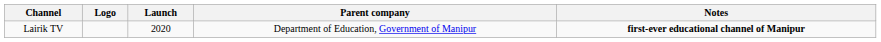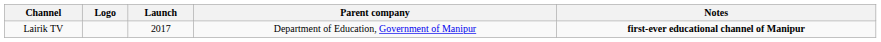(161, 29) 2020 -> (161, 29) 2017
